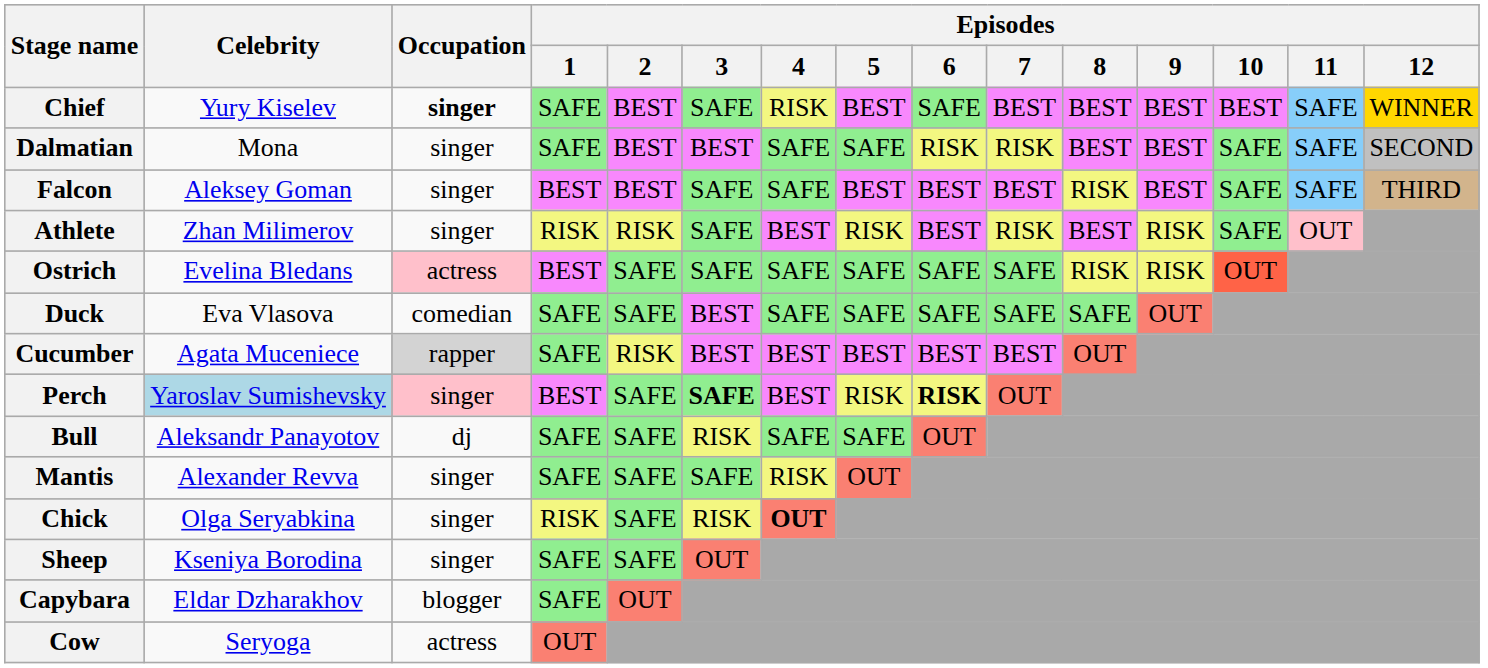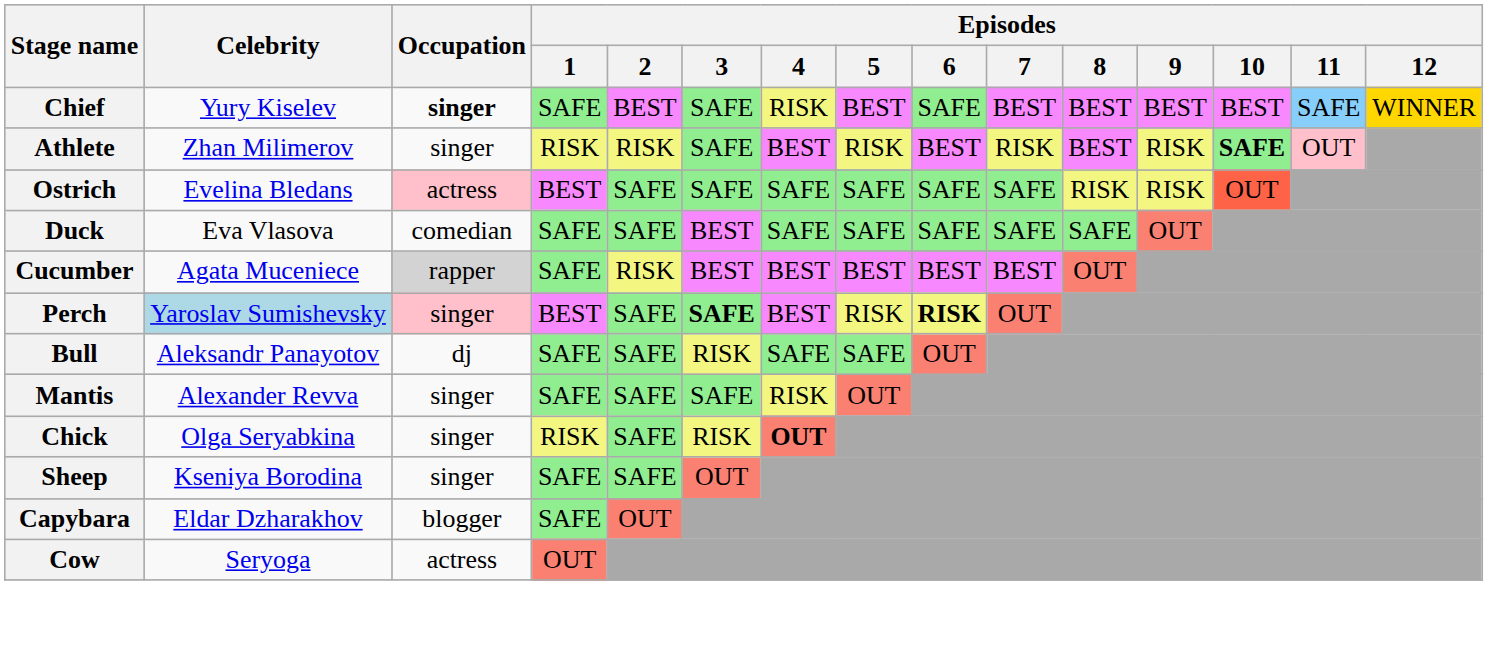- row: (74, 148)
- row: (74, 189)
(1250, 230) normal -> (1252, 148) bold
